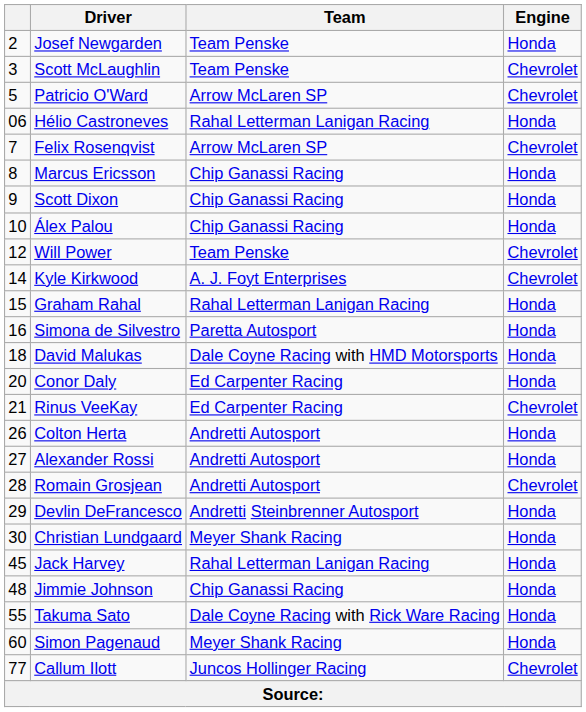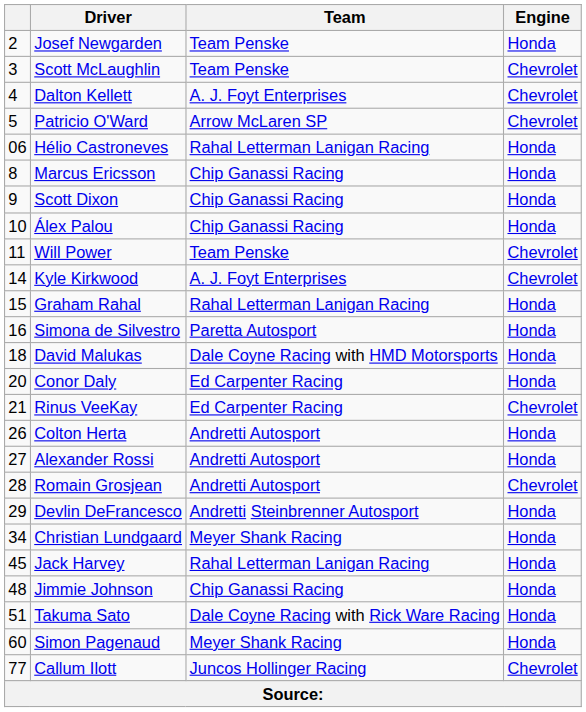+ row: (83, 96)
- row: (94, 148)
(17, 252) 12 -> (17, 252) 11
(17, 537) 30 -> (17, 537) 34
(17, 615) 55 -> (17, 615) 51
